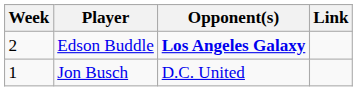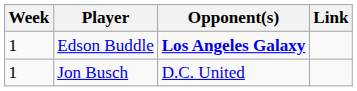(13, 45) 2 -> (13, 45) 1
